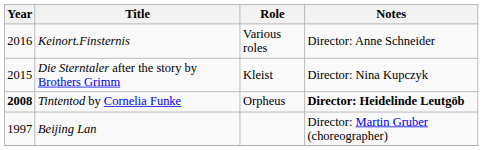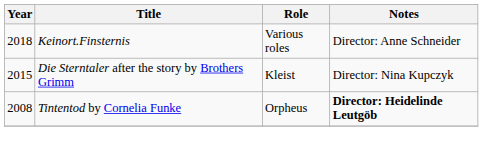(20, 41) 2016 -> (20, 41) 2018
(20, 101) bold -> (20, 108) normal
- row: (67, 128)
